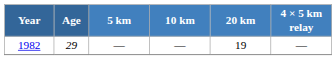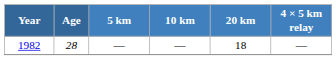(71, 45) 29 -> (71, 45) 28
(241, 45) 19 -> (241, 45) 18
